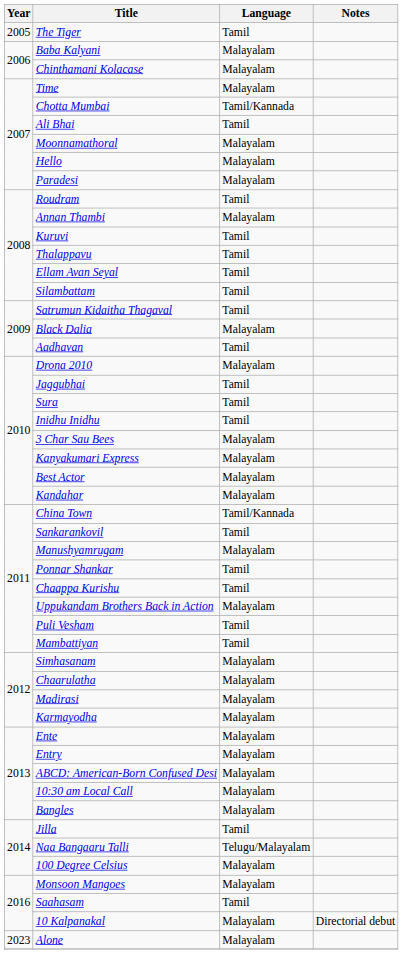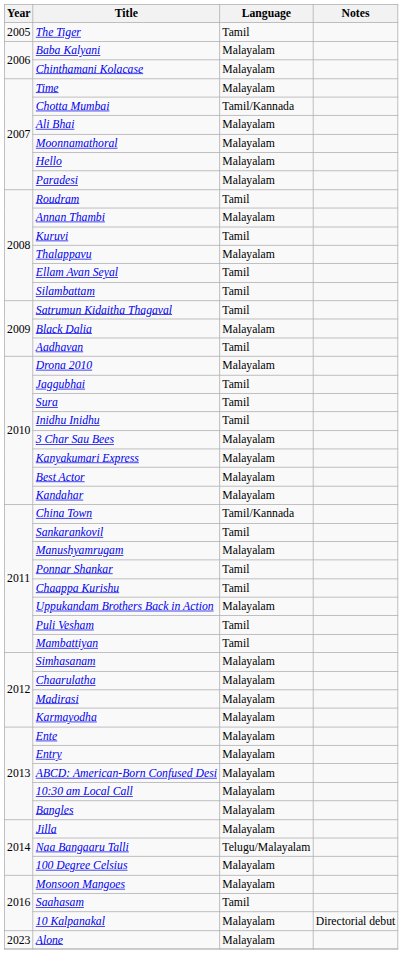(236, 124) Tamil -> (249, 124) Malayalam
(236, 254) Tamil -> (249, 254) Malayalam
(236, 828) Tamil -> (249, 828) Malayalam
